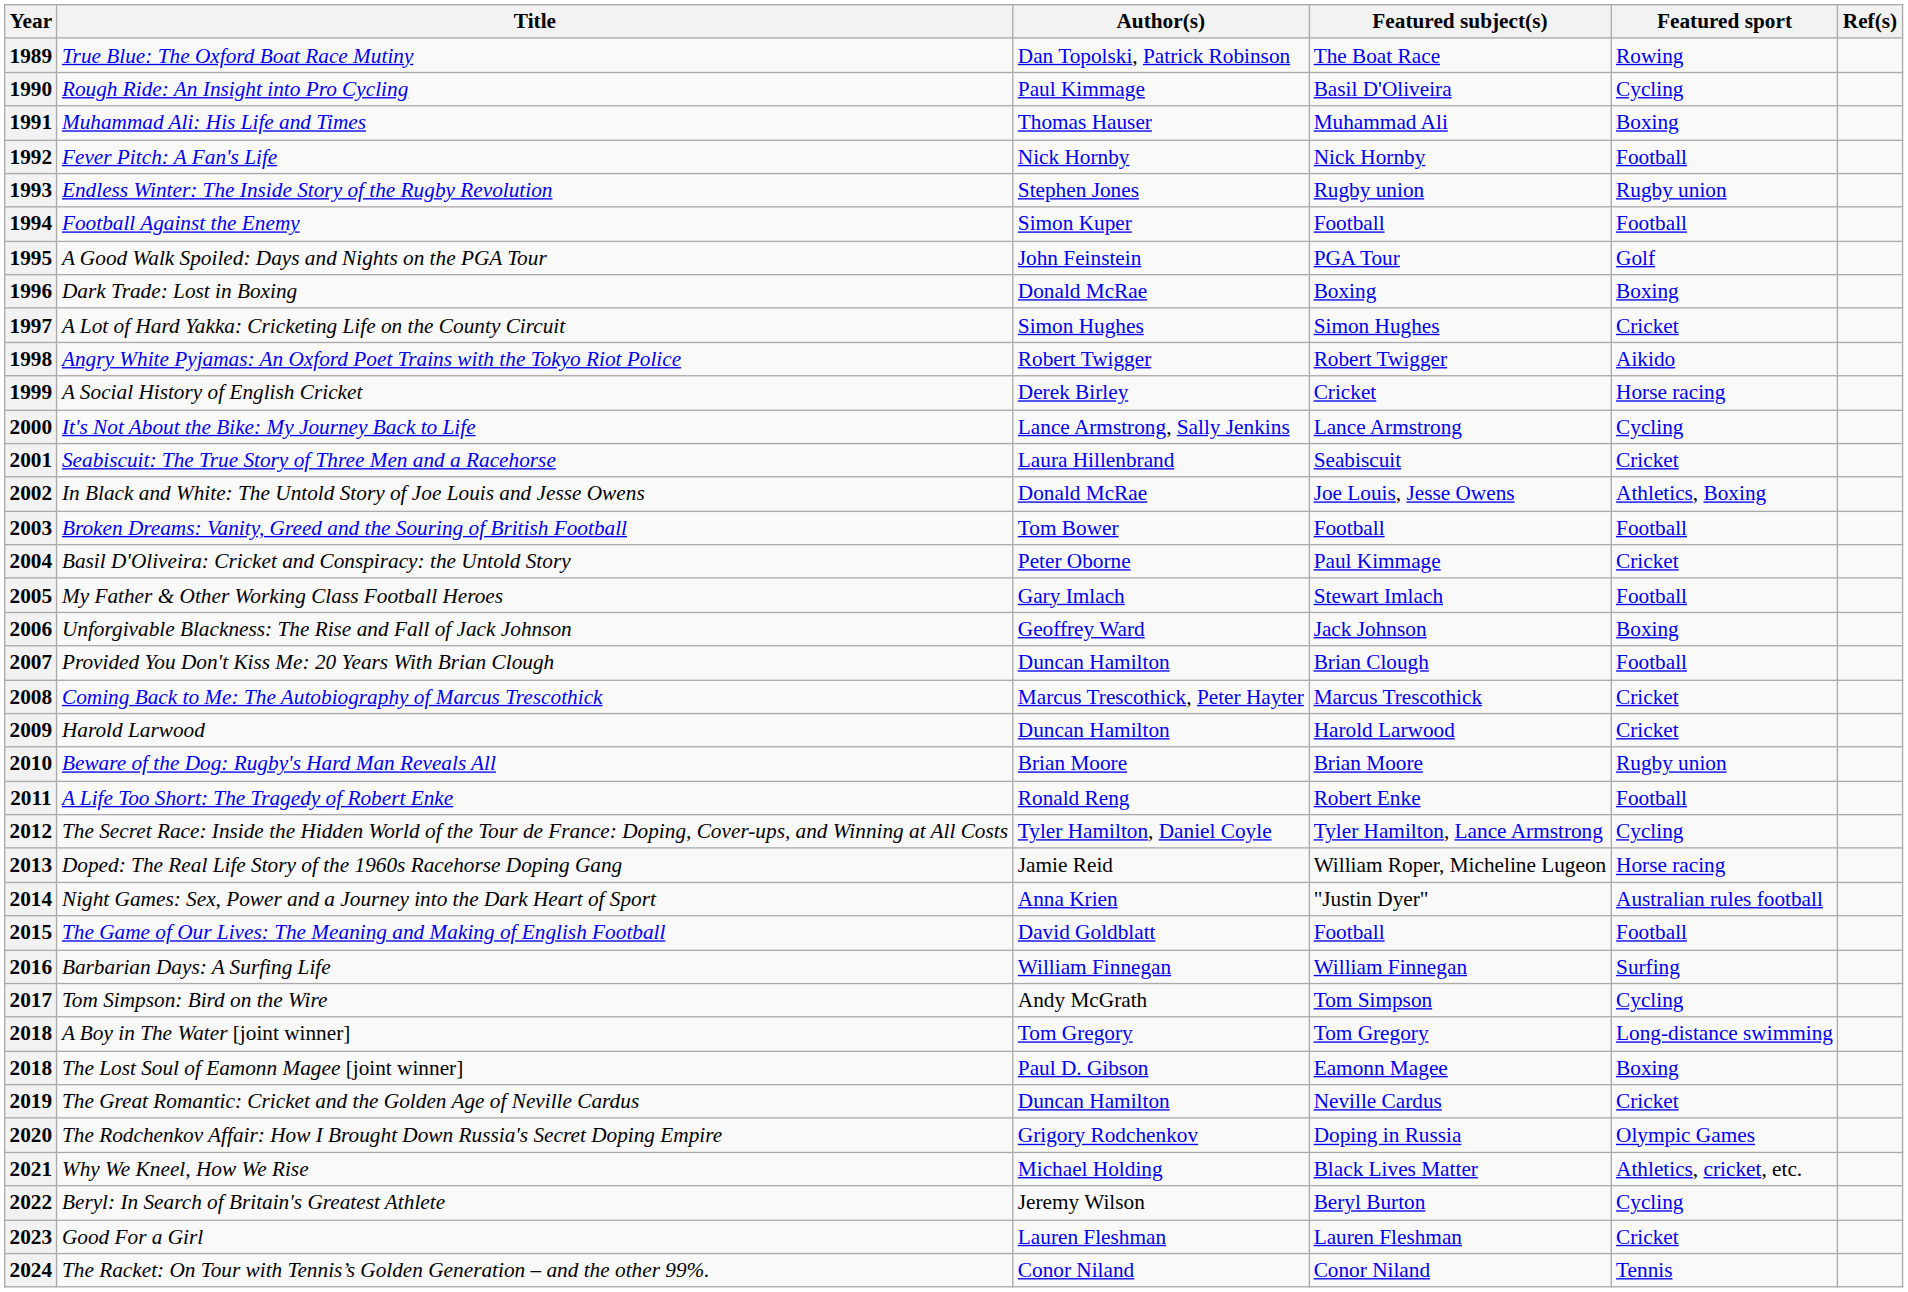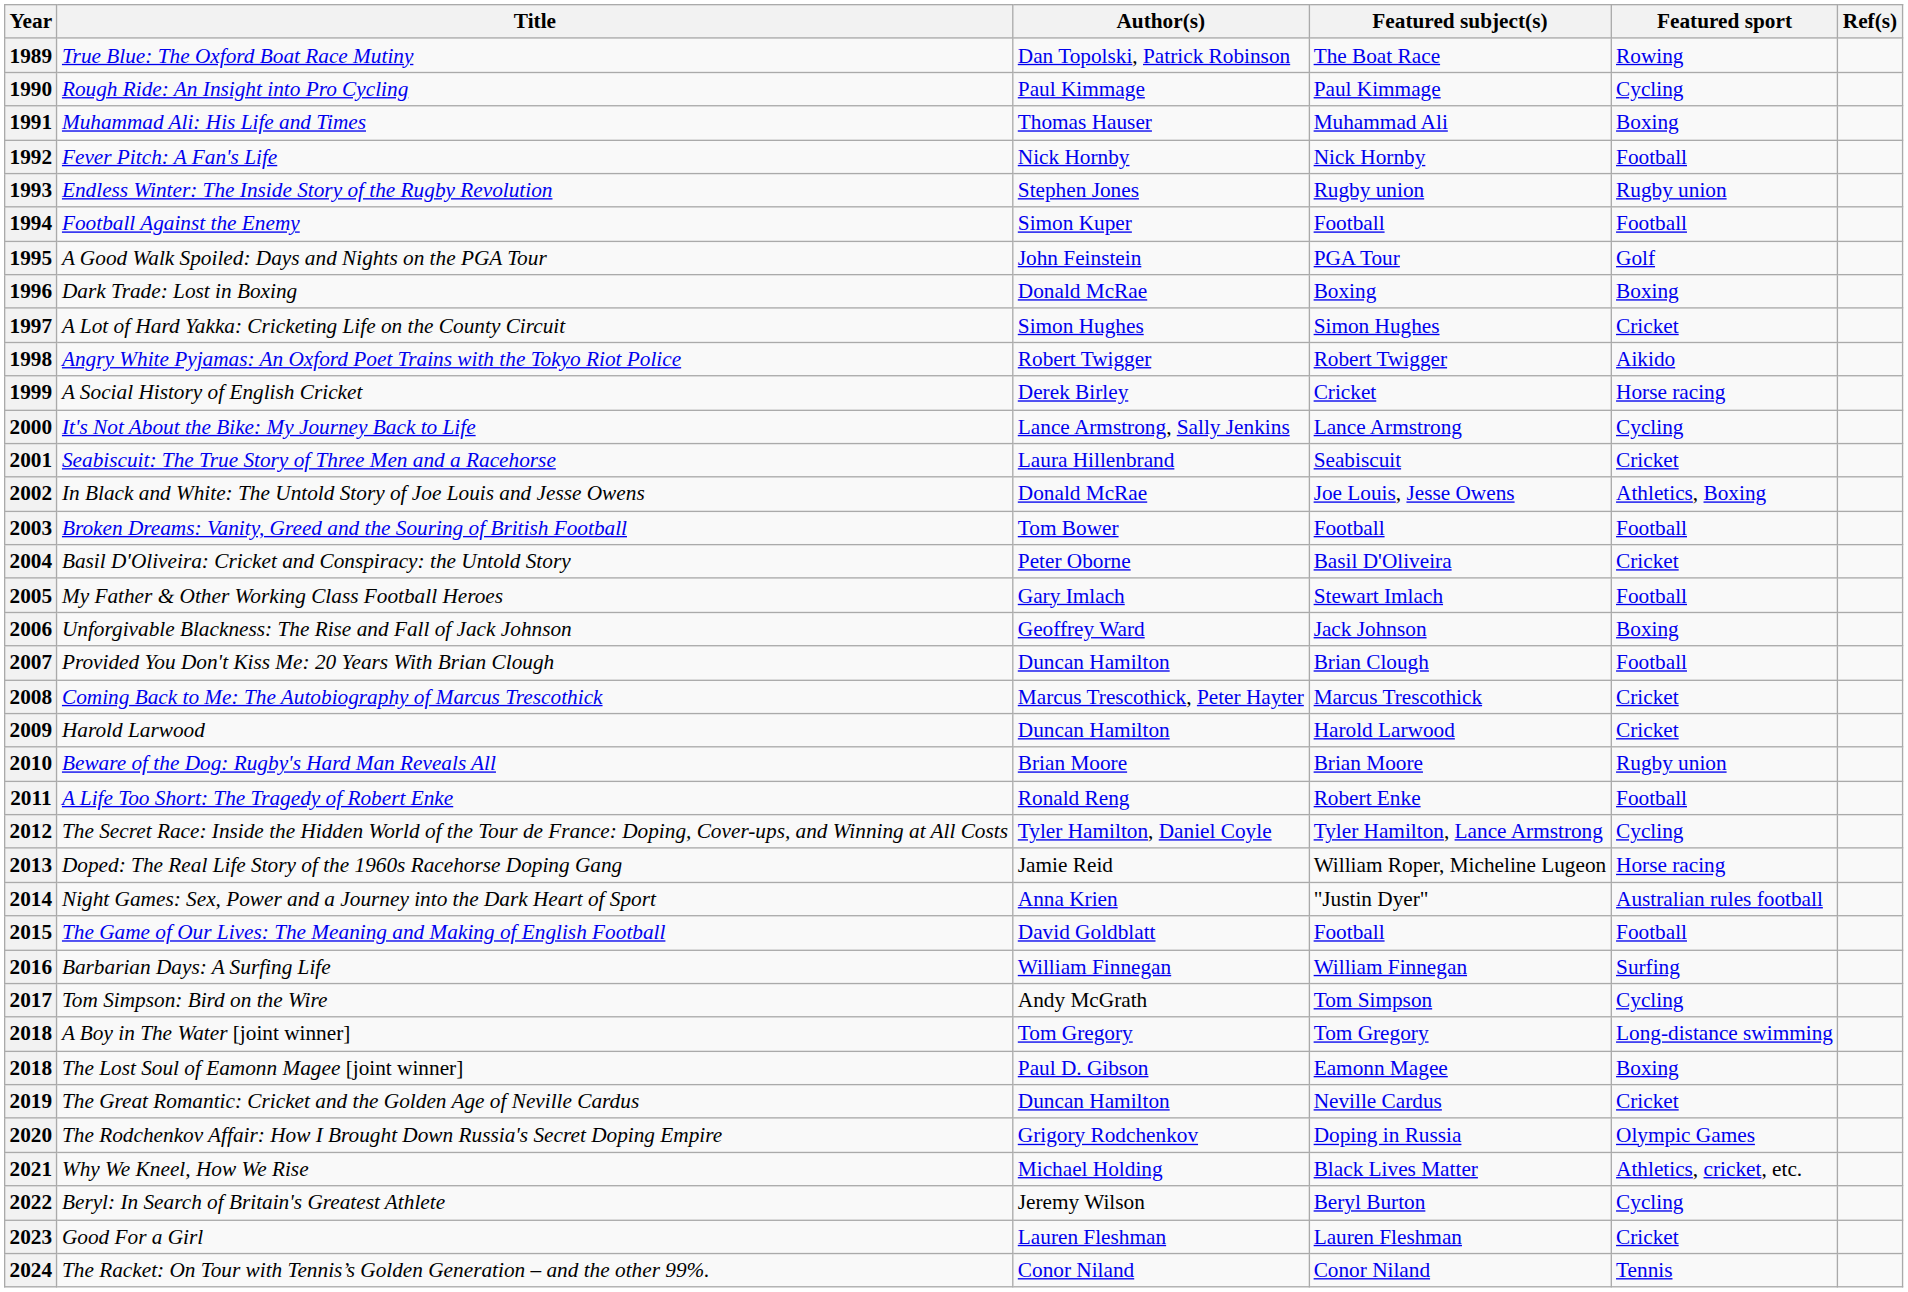(1383, 88) Basil D'Oliveira -> (1377, 88) Paul Kimmage
(1377, 561) Paul Kimmage -> (1383, 561) Basil D'Oliveira
